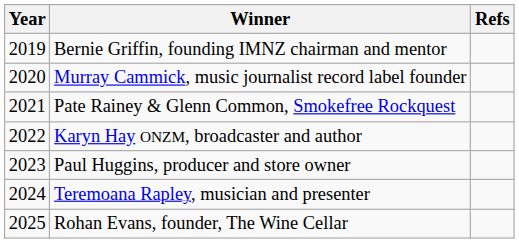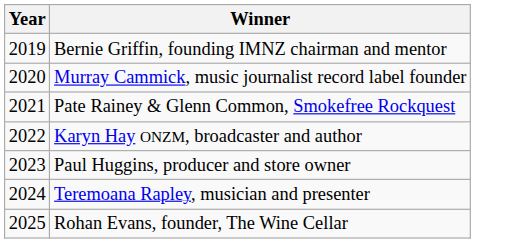- column: (492, 19)
